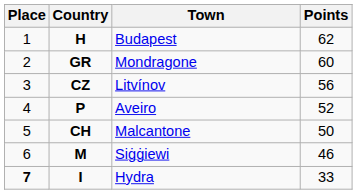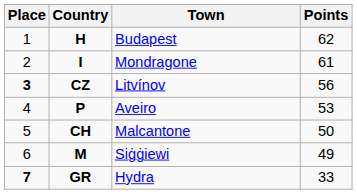(80, 62) GR -> (80, 62) I
(326, 62) 60 -> (326, 62) 61
(27, 85) normal -> (27, 85) bold
(326, 108) 52 -> (326, 108) 53
(326, 154) 46 -> (326, 154) 49
(80, 177) I -> (80, 177) GR
